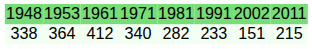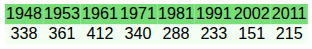(62, 34) 364 -> (62, 34) 361
(176, 34) 282 -> (176, 34) 288
